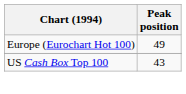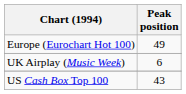+ row: (66, 62)
